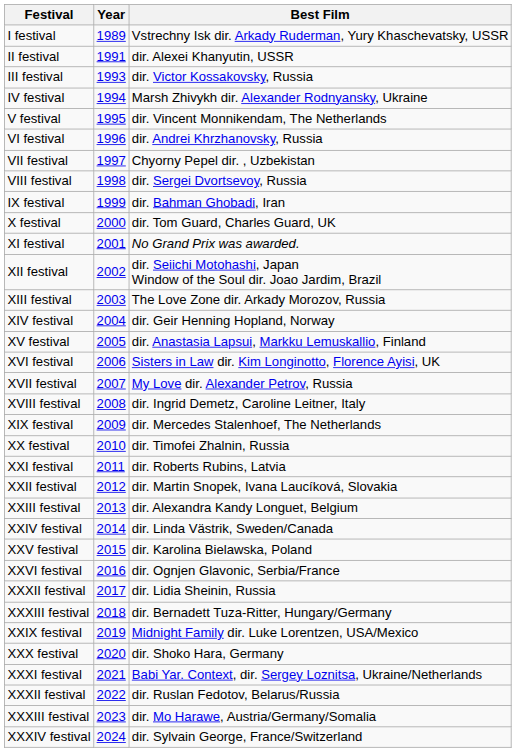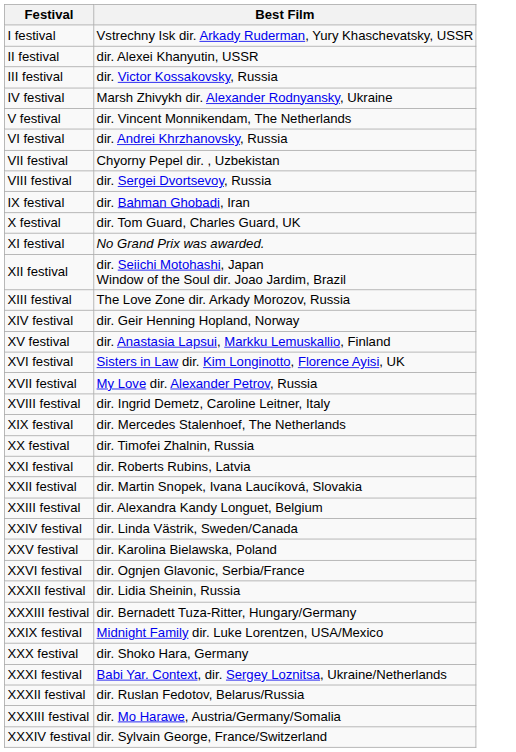- column: (111, 14)
